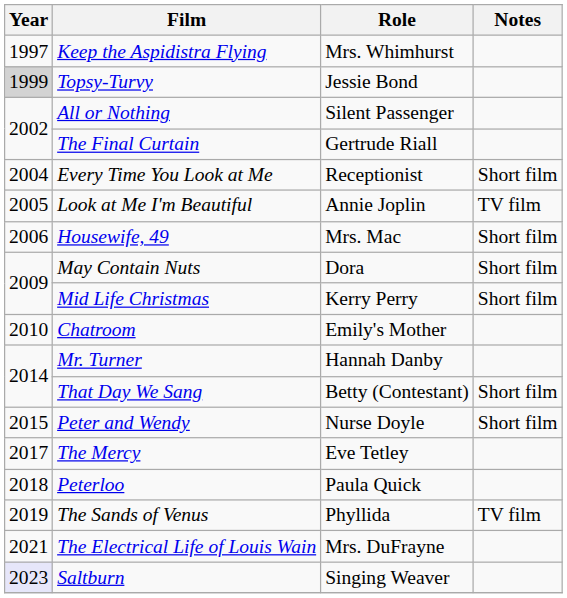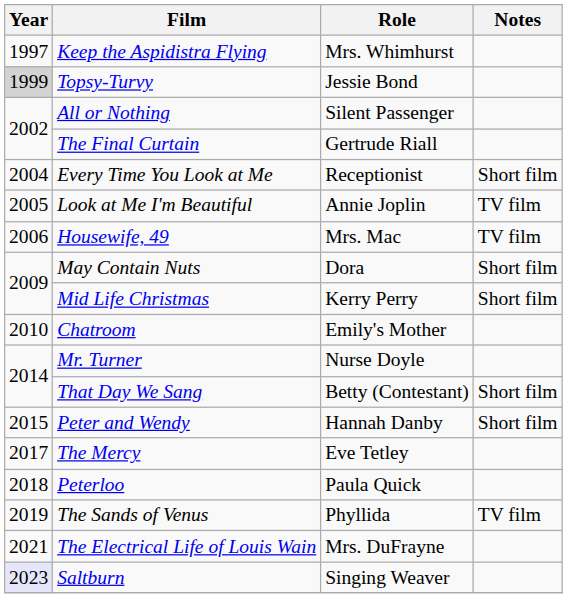(518, 236) Short film -> (509, 236) TV film
(384, 360) Hannah Danby -> (375, 360) Nurse Doyle
(375, 422) Nurse Doyle -> (384, 422) Hannah Danby
